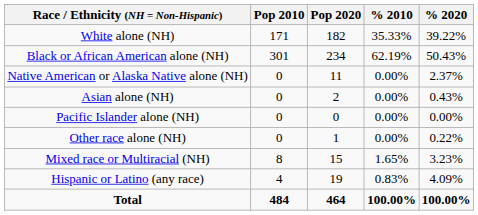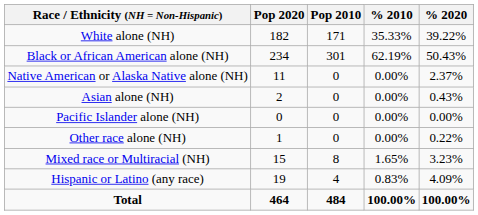columns swapped: (279, 14) <-> (336, 14)
